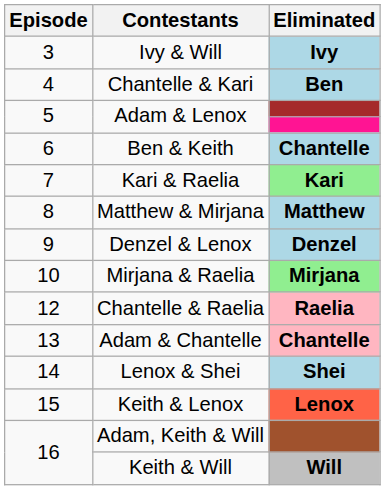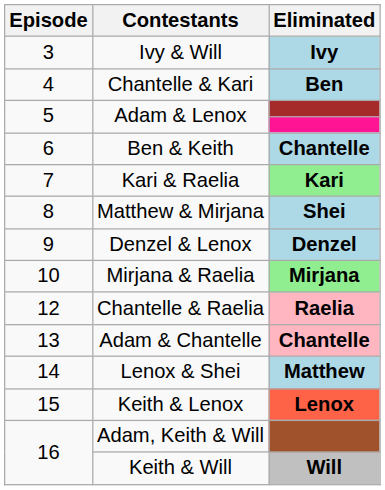(324, 212) Matthew -> (324, 212) Shei
(324, 372) Shei -> (324, 372) Matthew
